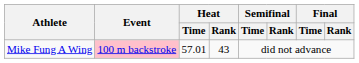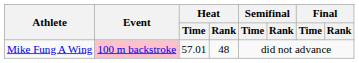(224, 49) 43 -> (224, 49) 48
